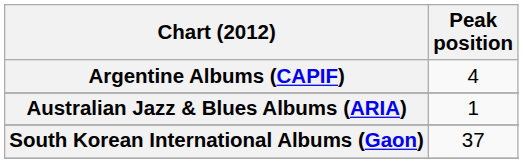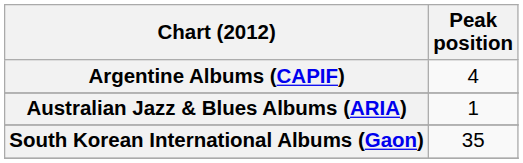(473, 141) 37 -> (473, 141) 35
